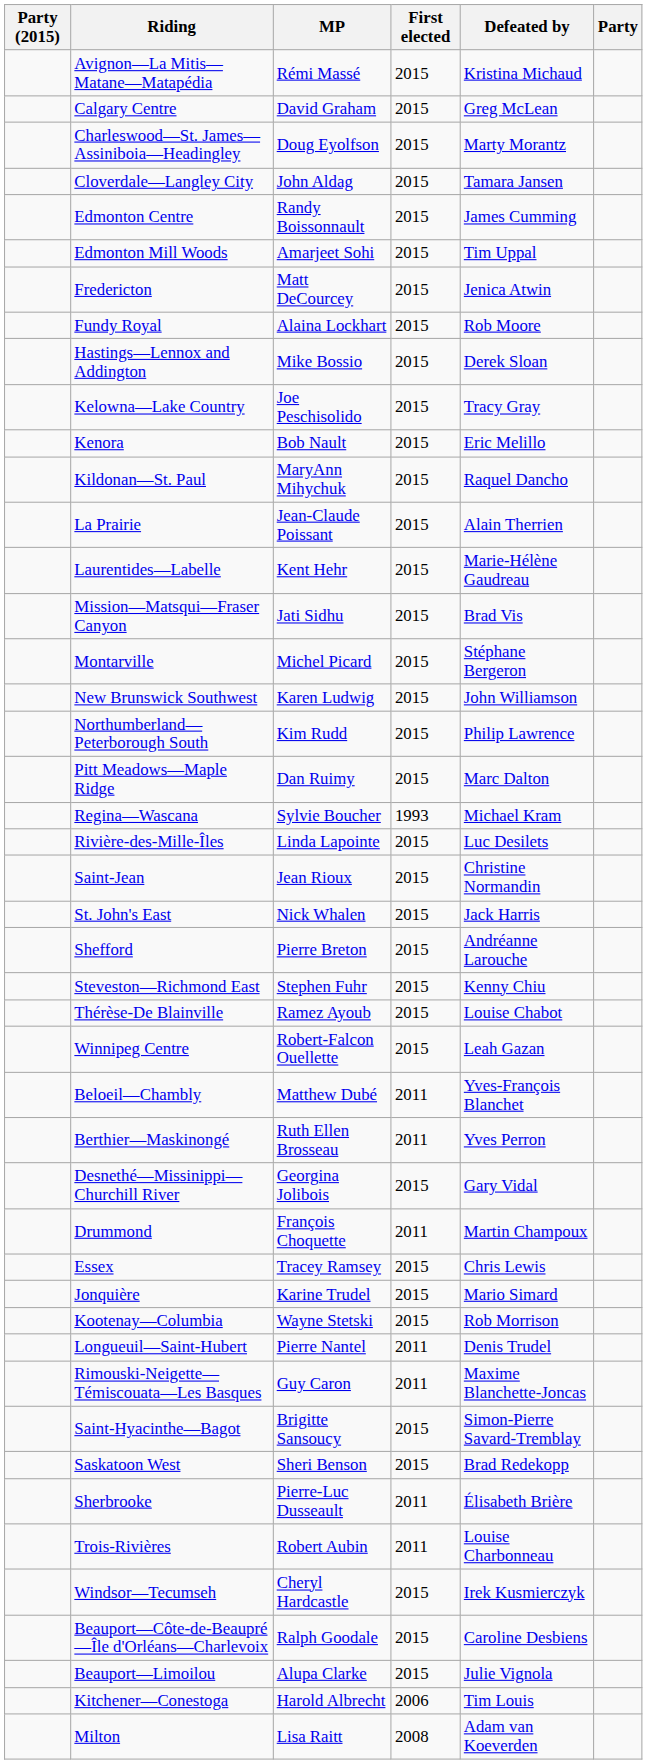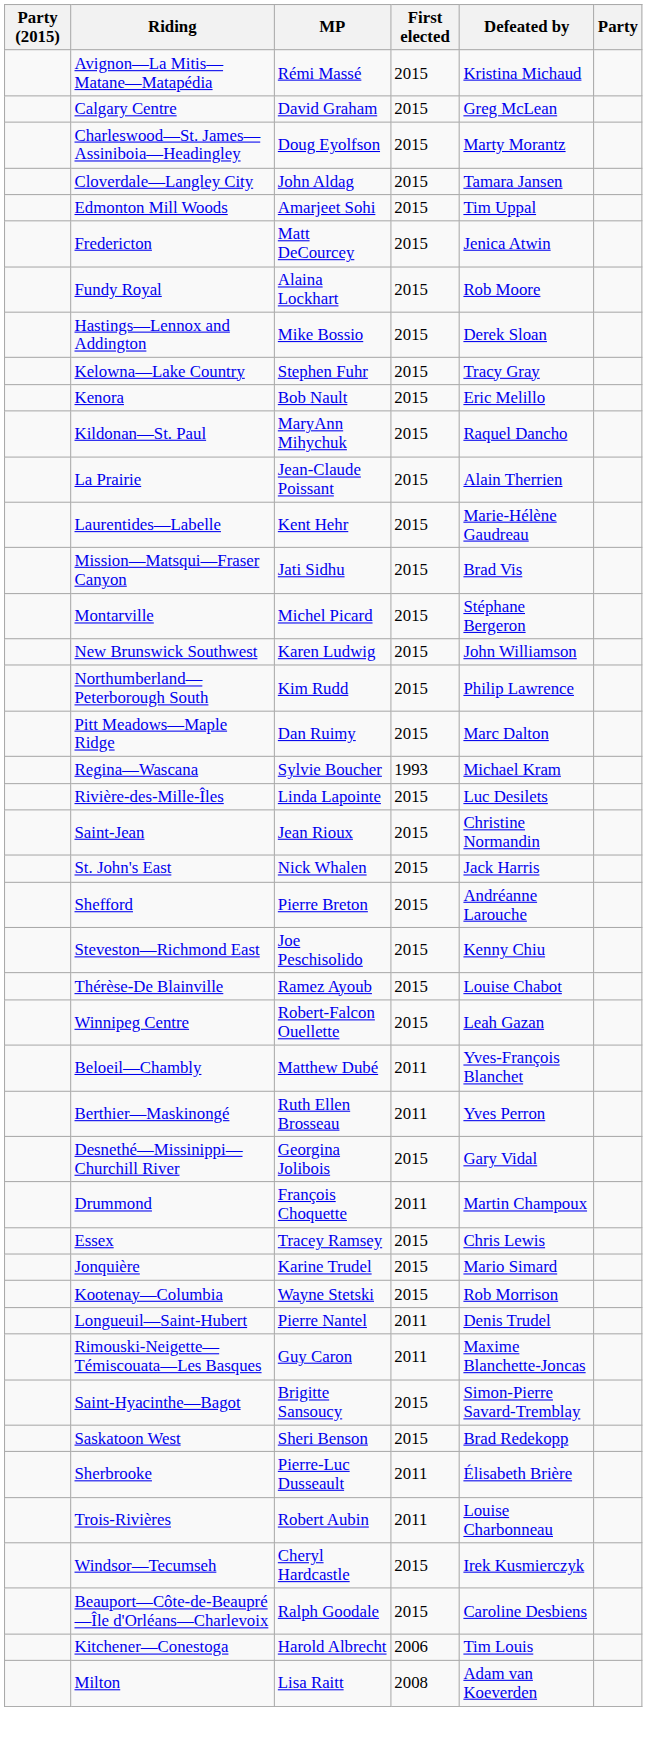- row: (134, 217)
(319, 407) Joe Peschisolido -> (323, 371) Stephen Fuhr
(322, 986) Stephen Fuhr -> (320, 950) Joe Peschisolido
- row: (145, 1673)
